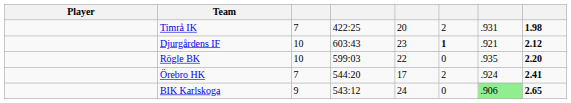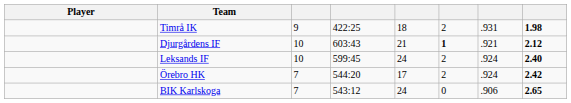(296, 28) 7 -> (296, 28) 9
(402, 28) 20 -> (402, 28) 18
(402, 43) 23 -> (402, 43) 21
- row: (180, 59)
+ row: (184, 59)
(533, 75) 2.41 -> (533, 75) 2.42
(296, 91) 9 -> (296, 91) 7
(489, 91) lightgreen background -> (489, 91) no background
